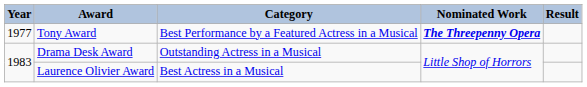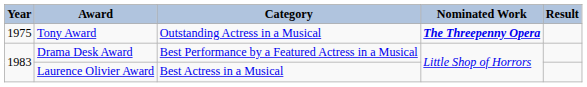(19, 33) 1977 -> (19, 33) 1975
(289, 33) Best Performance by a Featured Actress in a Musical -> (240, 33) Outstanding Actress in a Musical
(240, 52) Outstanding Actress in a Musical -> (289, 52) Best Performance by a Featured Actress in a Musical
